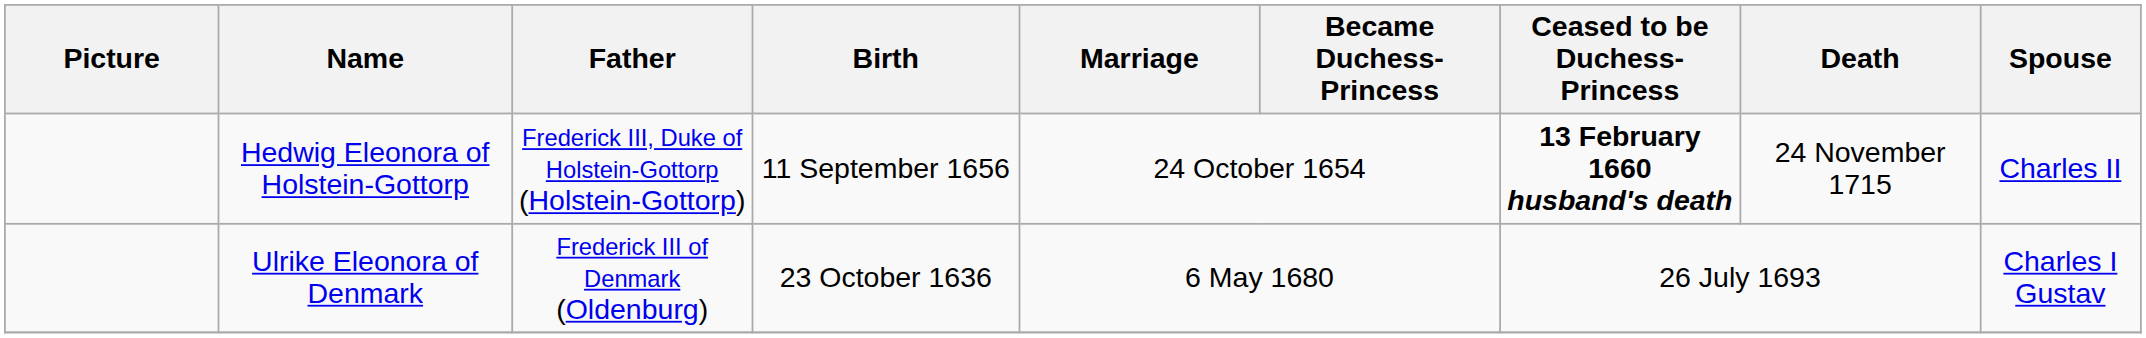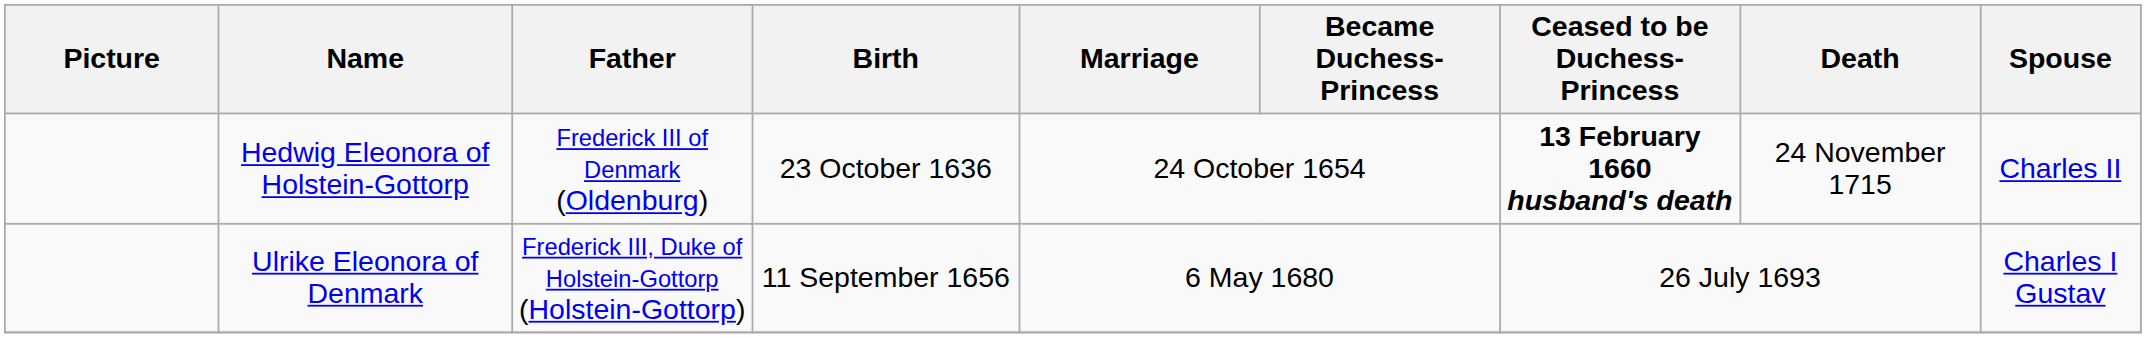(632, 170) Frederick III, Duke of Holstein-Gottorp (Holstein-Gottorp) -> (632, 170) Frederick III of Denmark (Oldenburg)
(886, 168) 11 September 1656 -> (886, 168) 23 October 1636
(632, 279) Frederick III of Denmark (Oldenburg) -> (632, 279) Frederick III, Duke of Holstein-Gottorp (Holstein-Gottorp)
(886, 277) 23 October 1636 -> (886, 277) 11 September 1656
